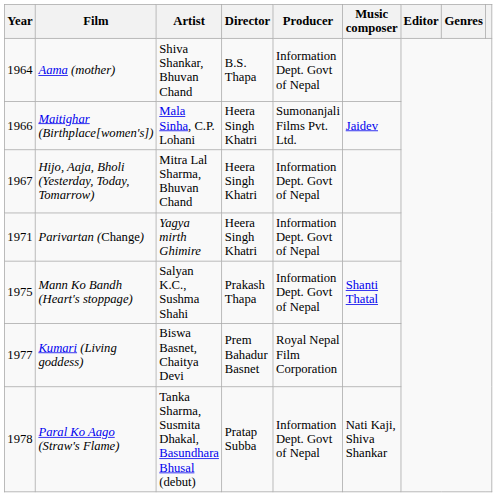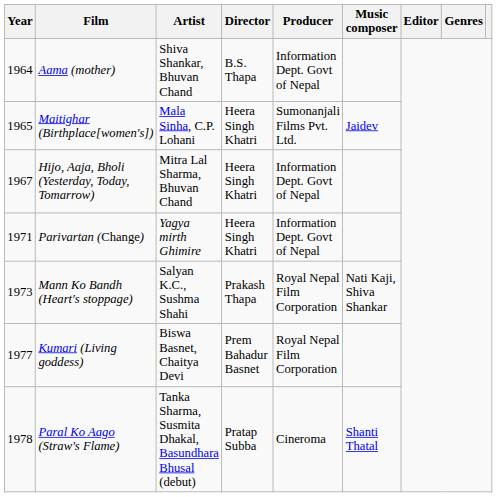(20, 125) 1966 -> (20, 125) 1965
(20, 292) 1975 -> (20, 292) 1973
(306, 292) Information Dept. Govt of Nepal -> (308, 292) Royal Nepal Film Corporation
(362, 292) Shanti Thatal -> (371, 292) Nati Kaji, Shiva Shankar
(306, 439) Information Dept. Govt of Nepal -> (301, 439) Cineroma
(371, 439) Nati Kaji, Shiva Shankar -> (362, 439) Shanti Thatal
